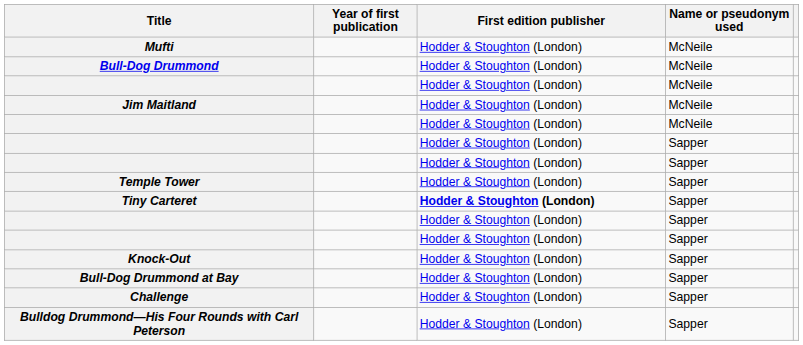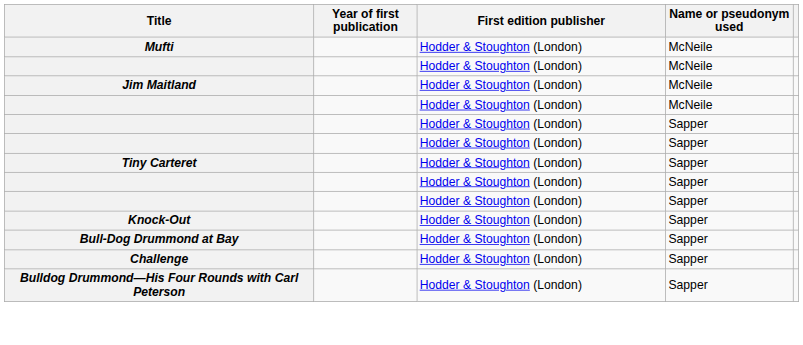- row: (159, 66)
- row: (159, 182)
(507, 201) bold -> (501, 162) normal
